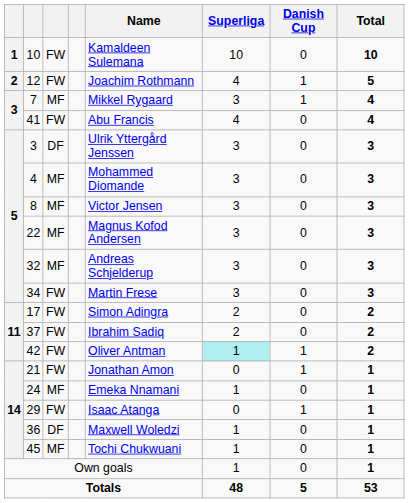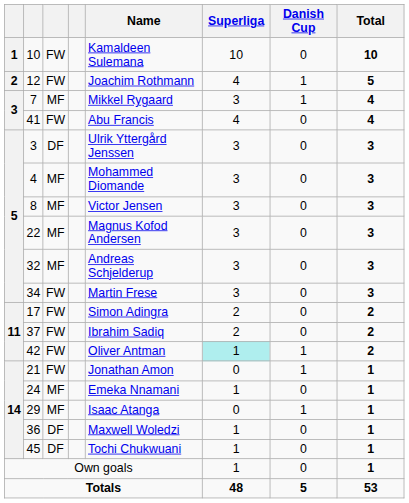(56, 410) FW -> (56, 410) MF
(56, 449) MF -> (56, 449) DF
